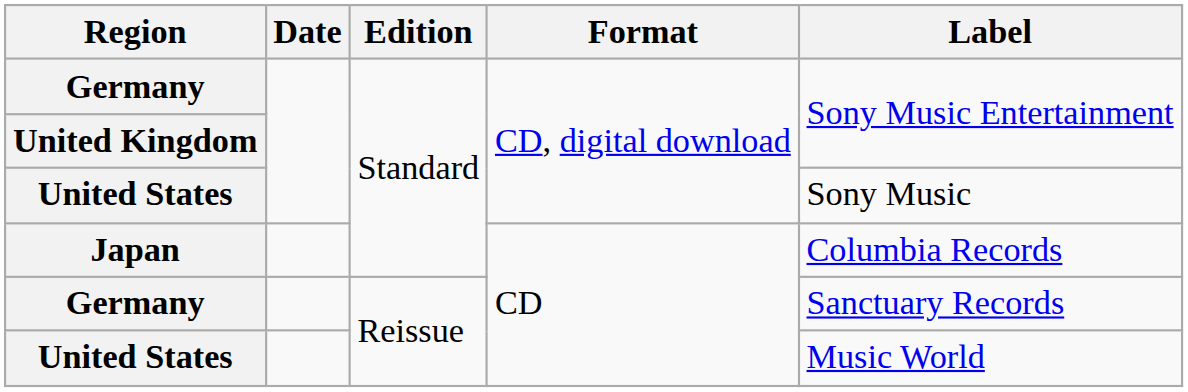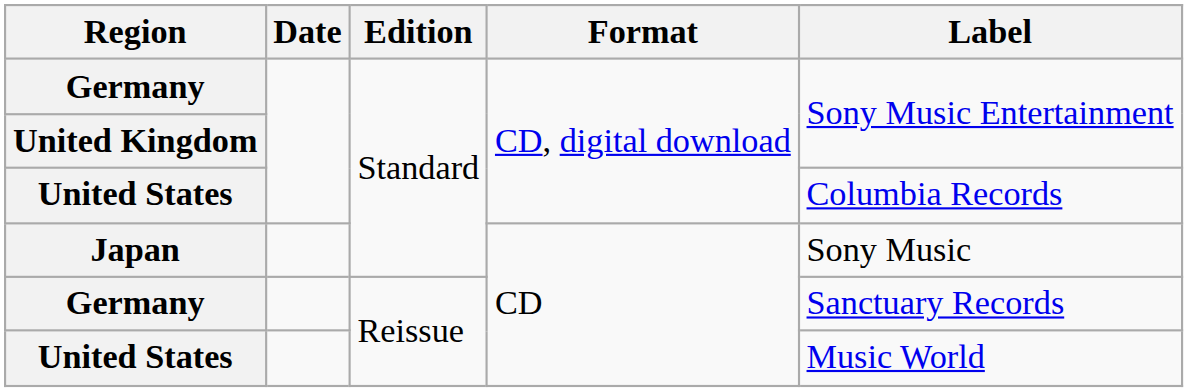(889, 194) Sony Music -> (934, 194) Columbia Records
(934, 248) Columbia Records -> (889, 248) Sony Music
